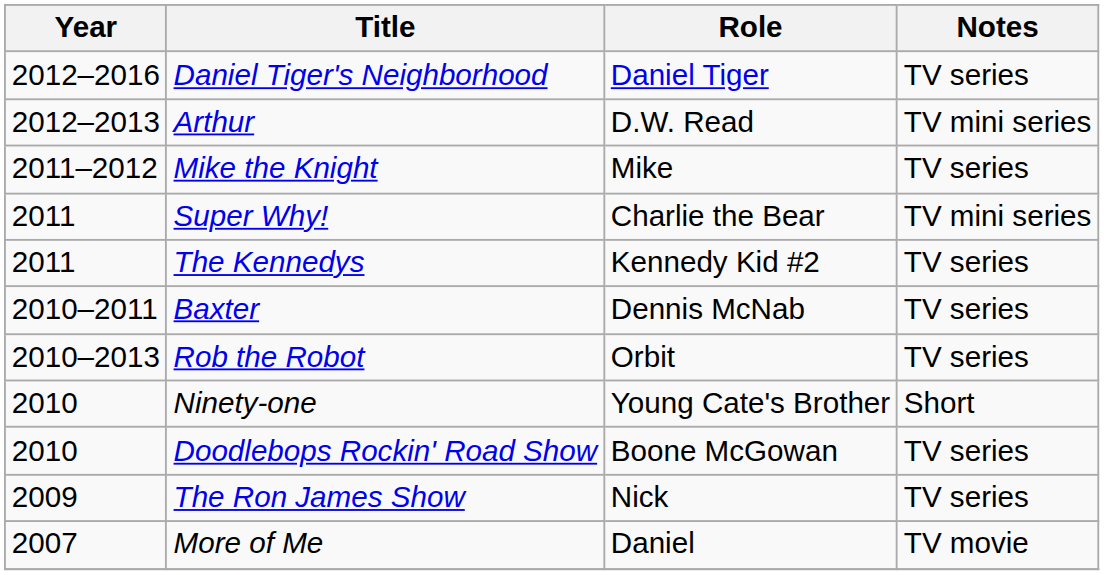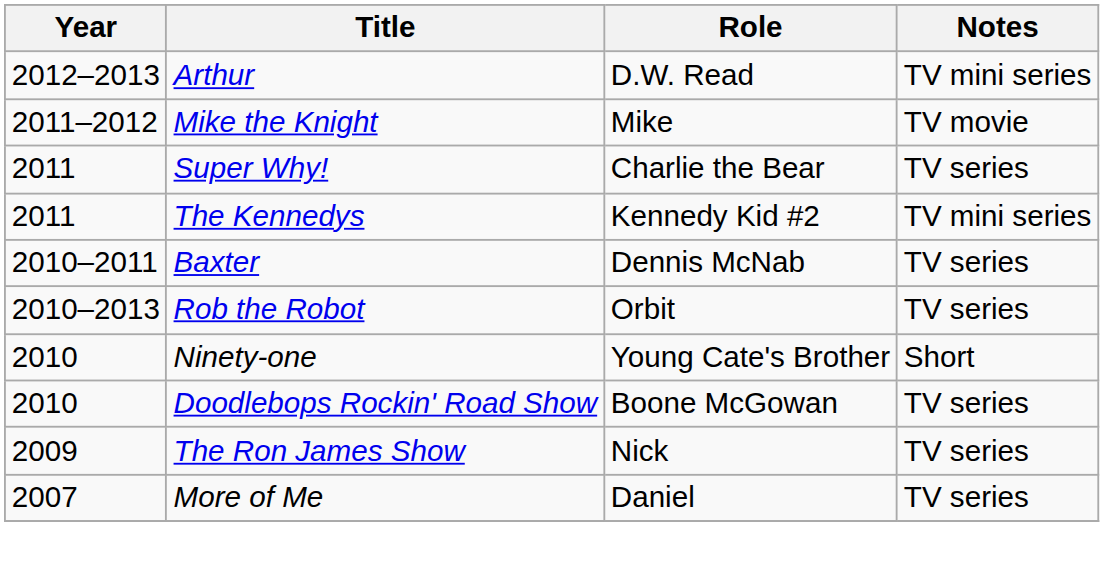- row: (361, 74)
(966, 168) TV series -> (966, 121) TV movie
(998, 215) TV mini series -> (966, 168) TV series
(966, 262) TV series -> (998, 215) TV mini series
(966, 544) TV movie -> (966, 497) TV series
